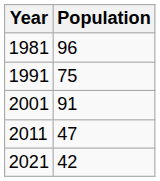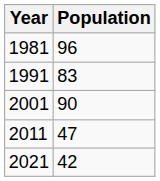(67, 76) 75 -> (67, 76) 83
(67, 104) 91 -> (67, 104) 90
